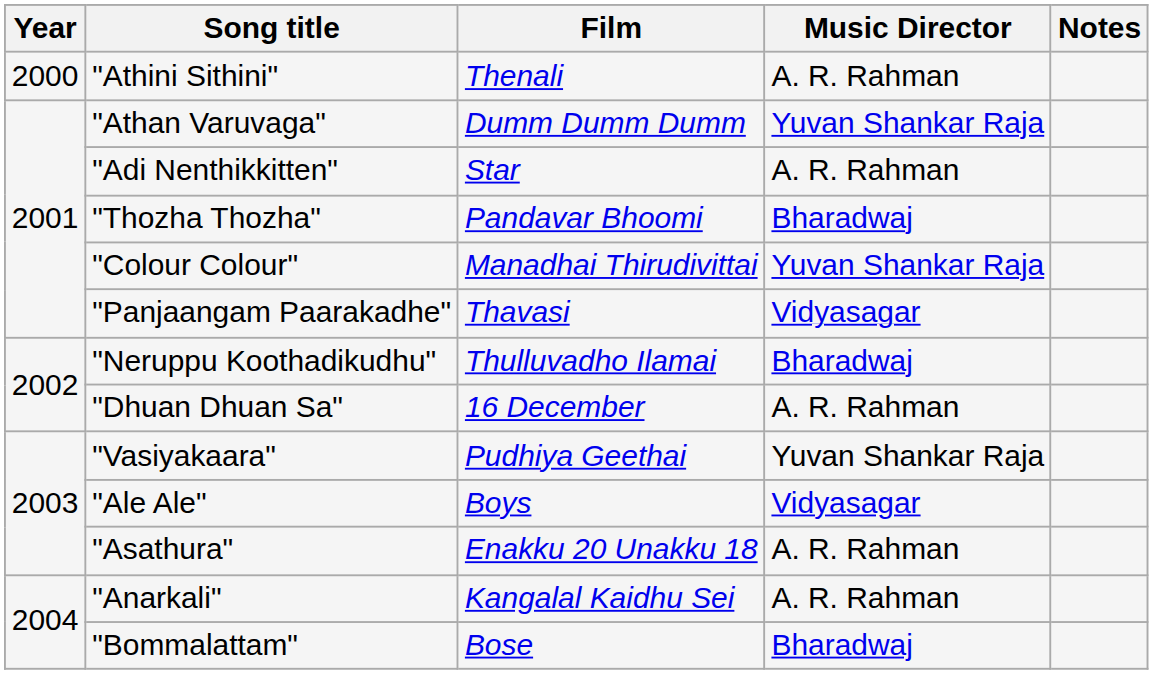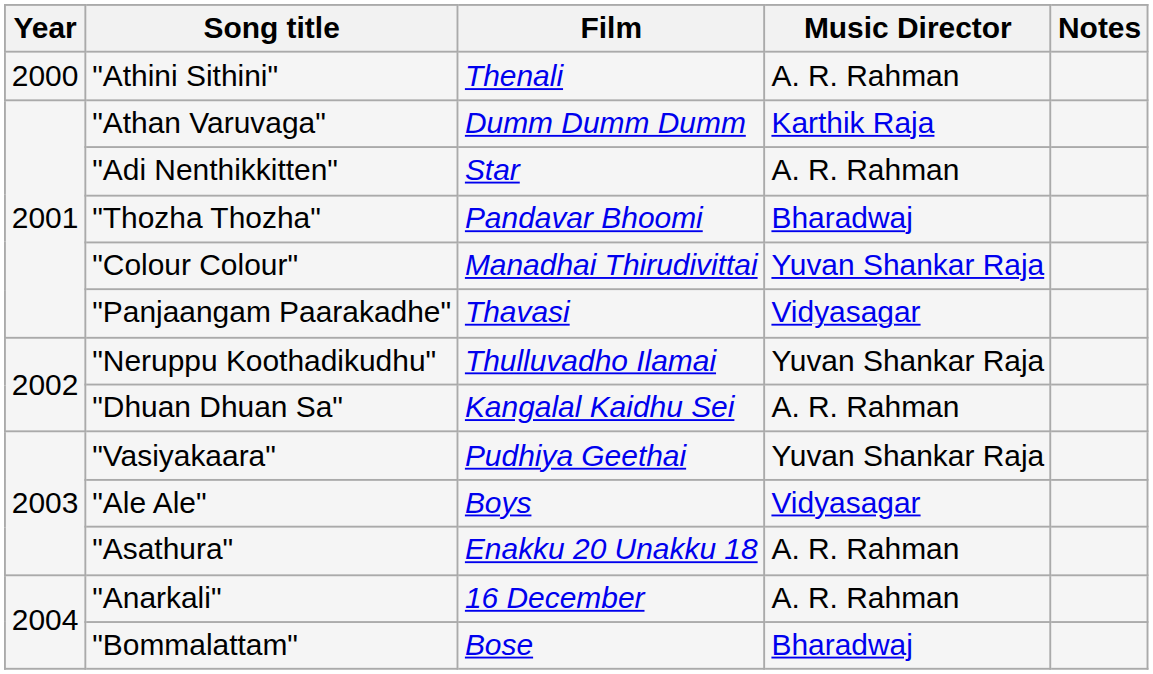(908, 123) Yuvan Shankar Raja -> (853, 123) Karthik Raja
(842, 360) Bharadwaj -> (908, 360) Yuvan Shankar Raja
(555, 407) 16 December -> (600, 407) Kangalal Kaidhu Sei
(600, 597) Kangalal Kaidhu Sei -> (555, 597) 16 December
